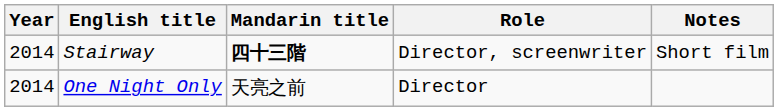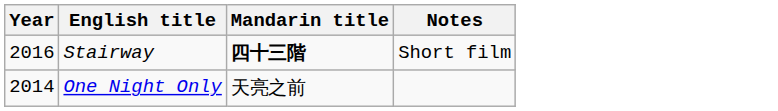- column: (523, 20)
(32, 53) 2014 -> (32, 53) 2016
